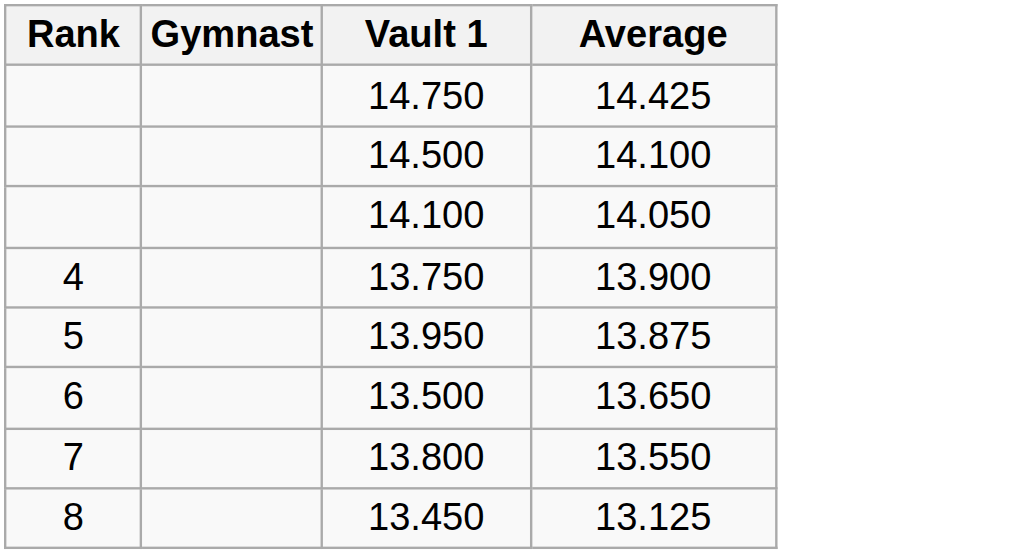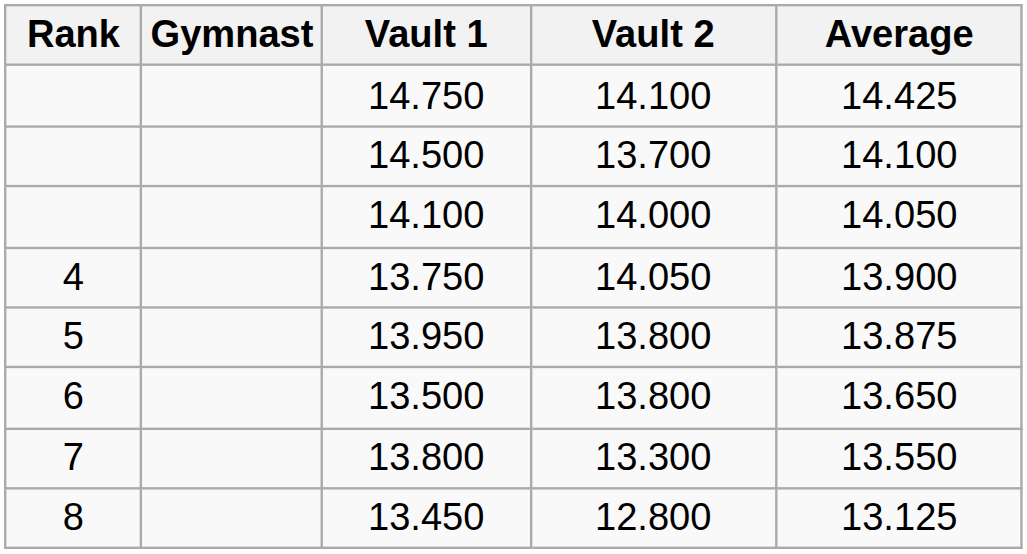+ column: (653, 34)
